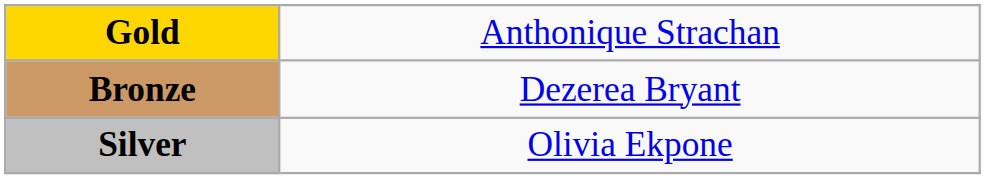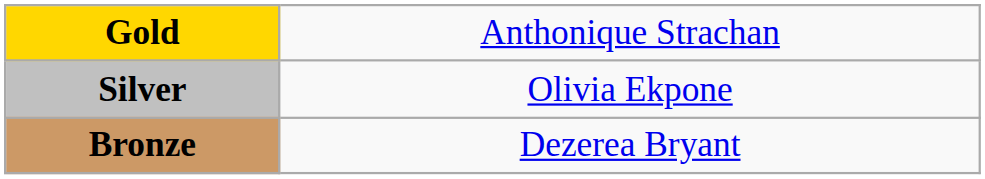rows swapped: (142, 144) <-> (142, 88)
